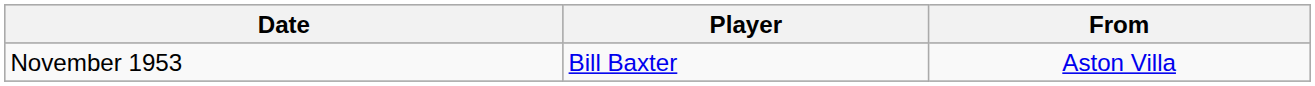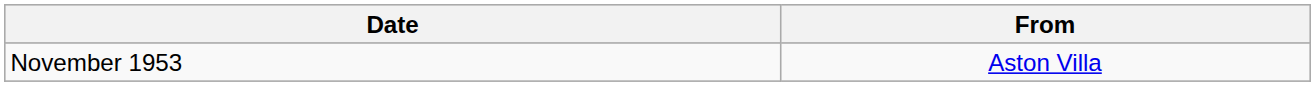- column: (746, 24)
